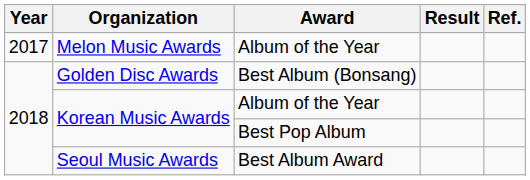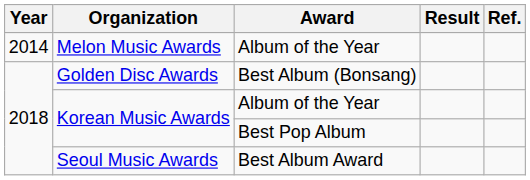(29, 47) 2017 -> (29, 47) 2014
